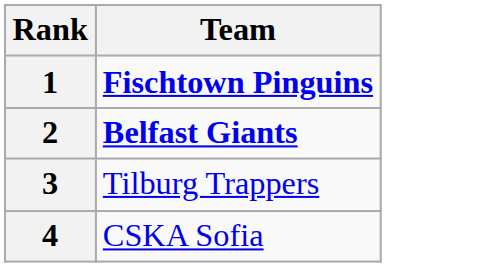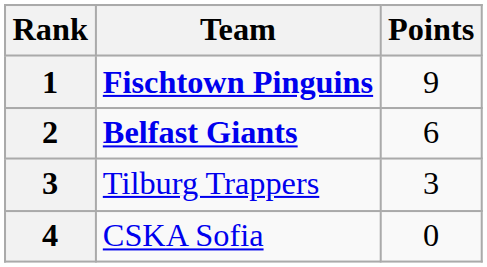+ column: (431, 30)
